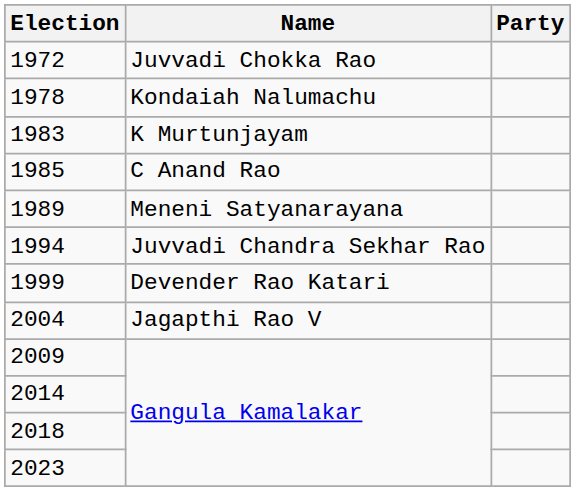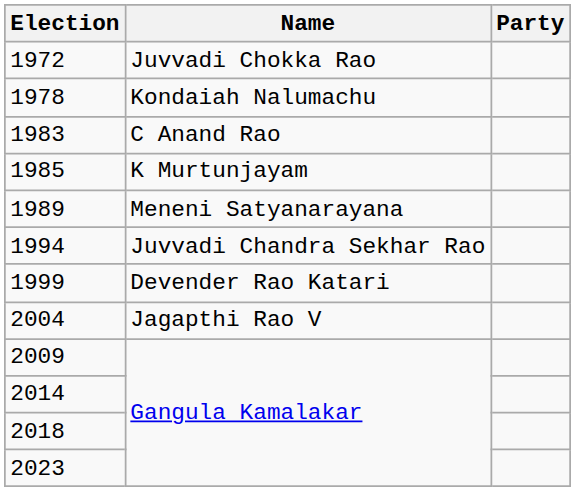(219, 135) K Murtunjayam -> (205, 135) C Anand Rao
(205, 172) C Anand Rao -> (219, 172) K Murtunjayam
